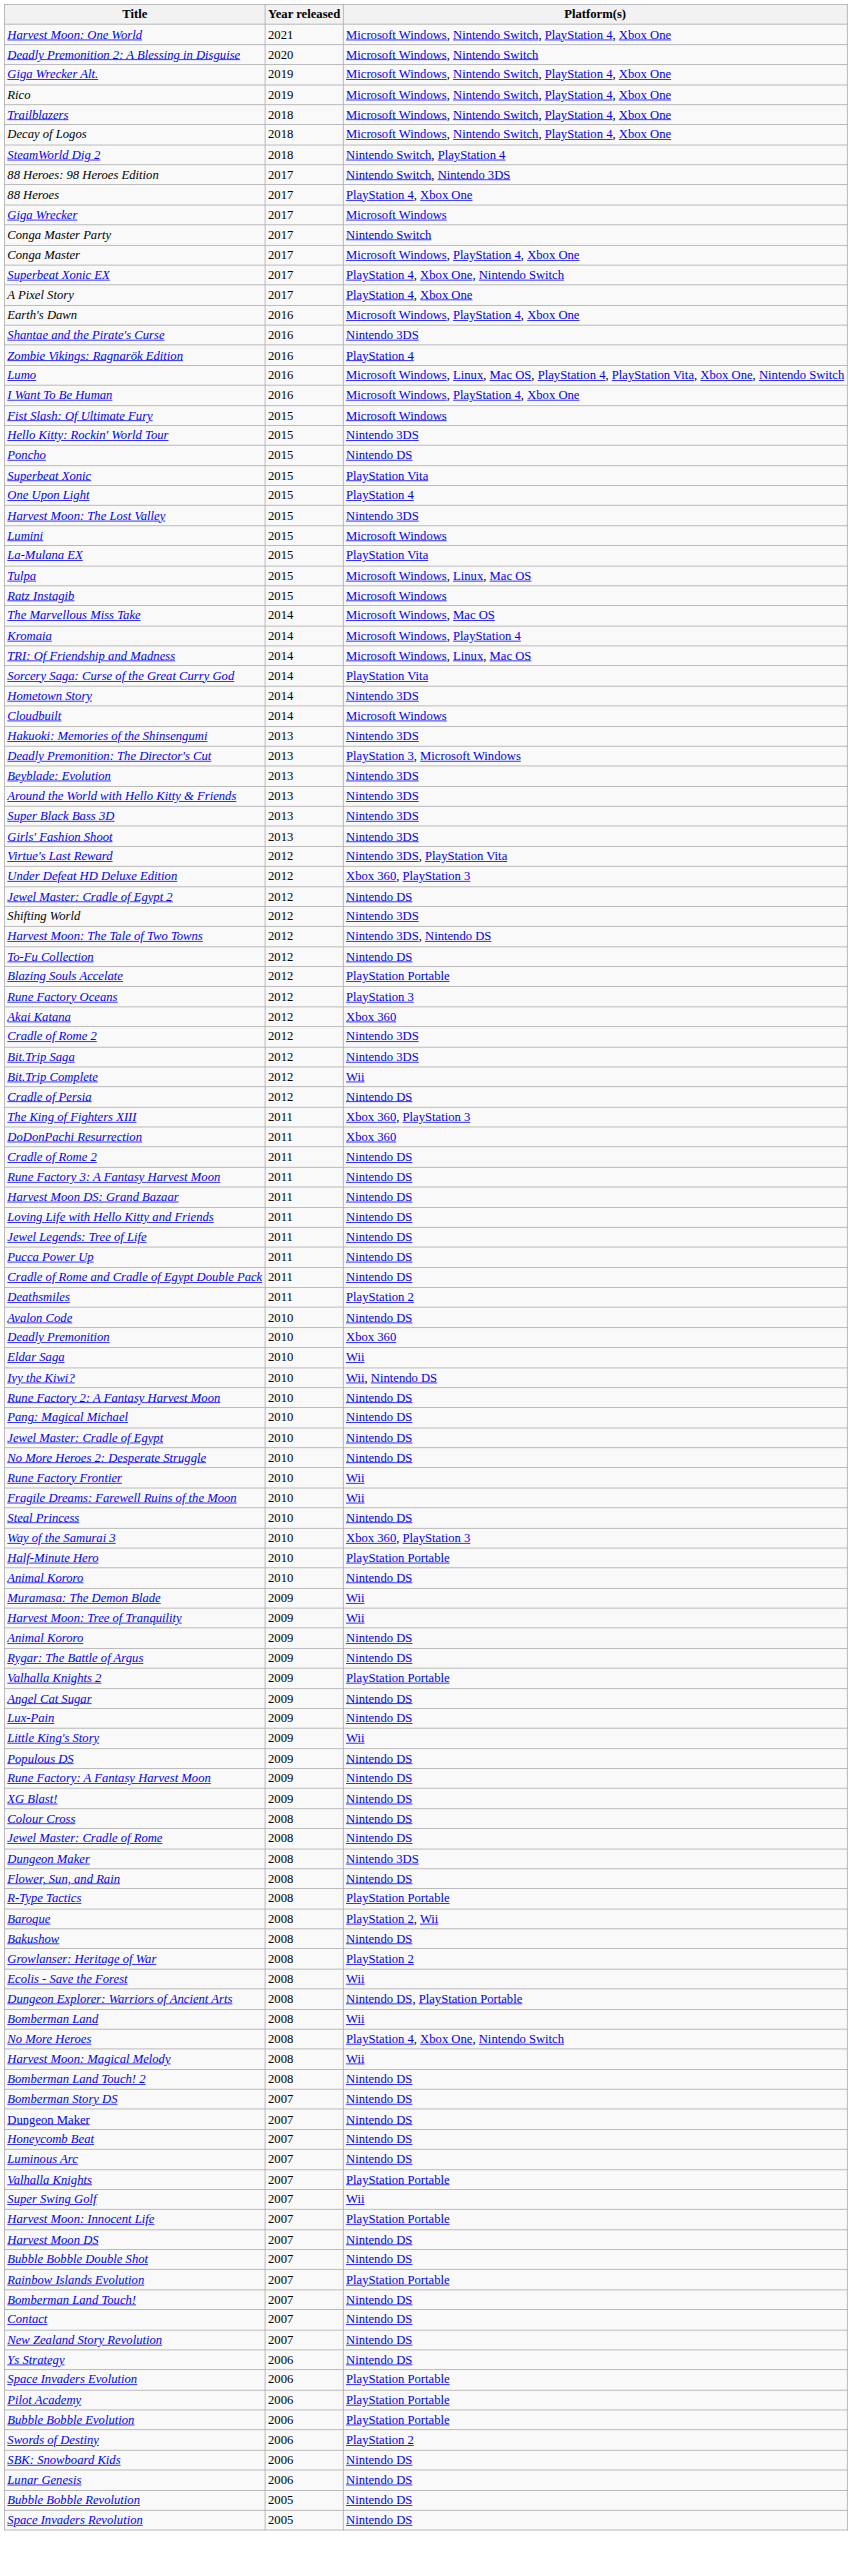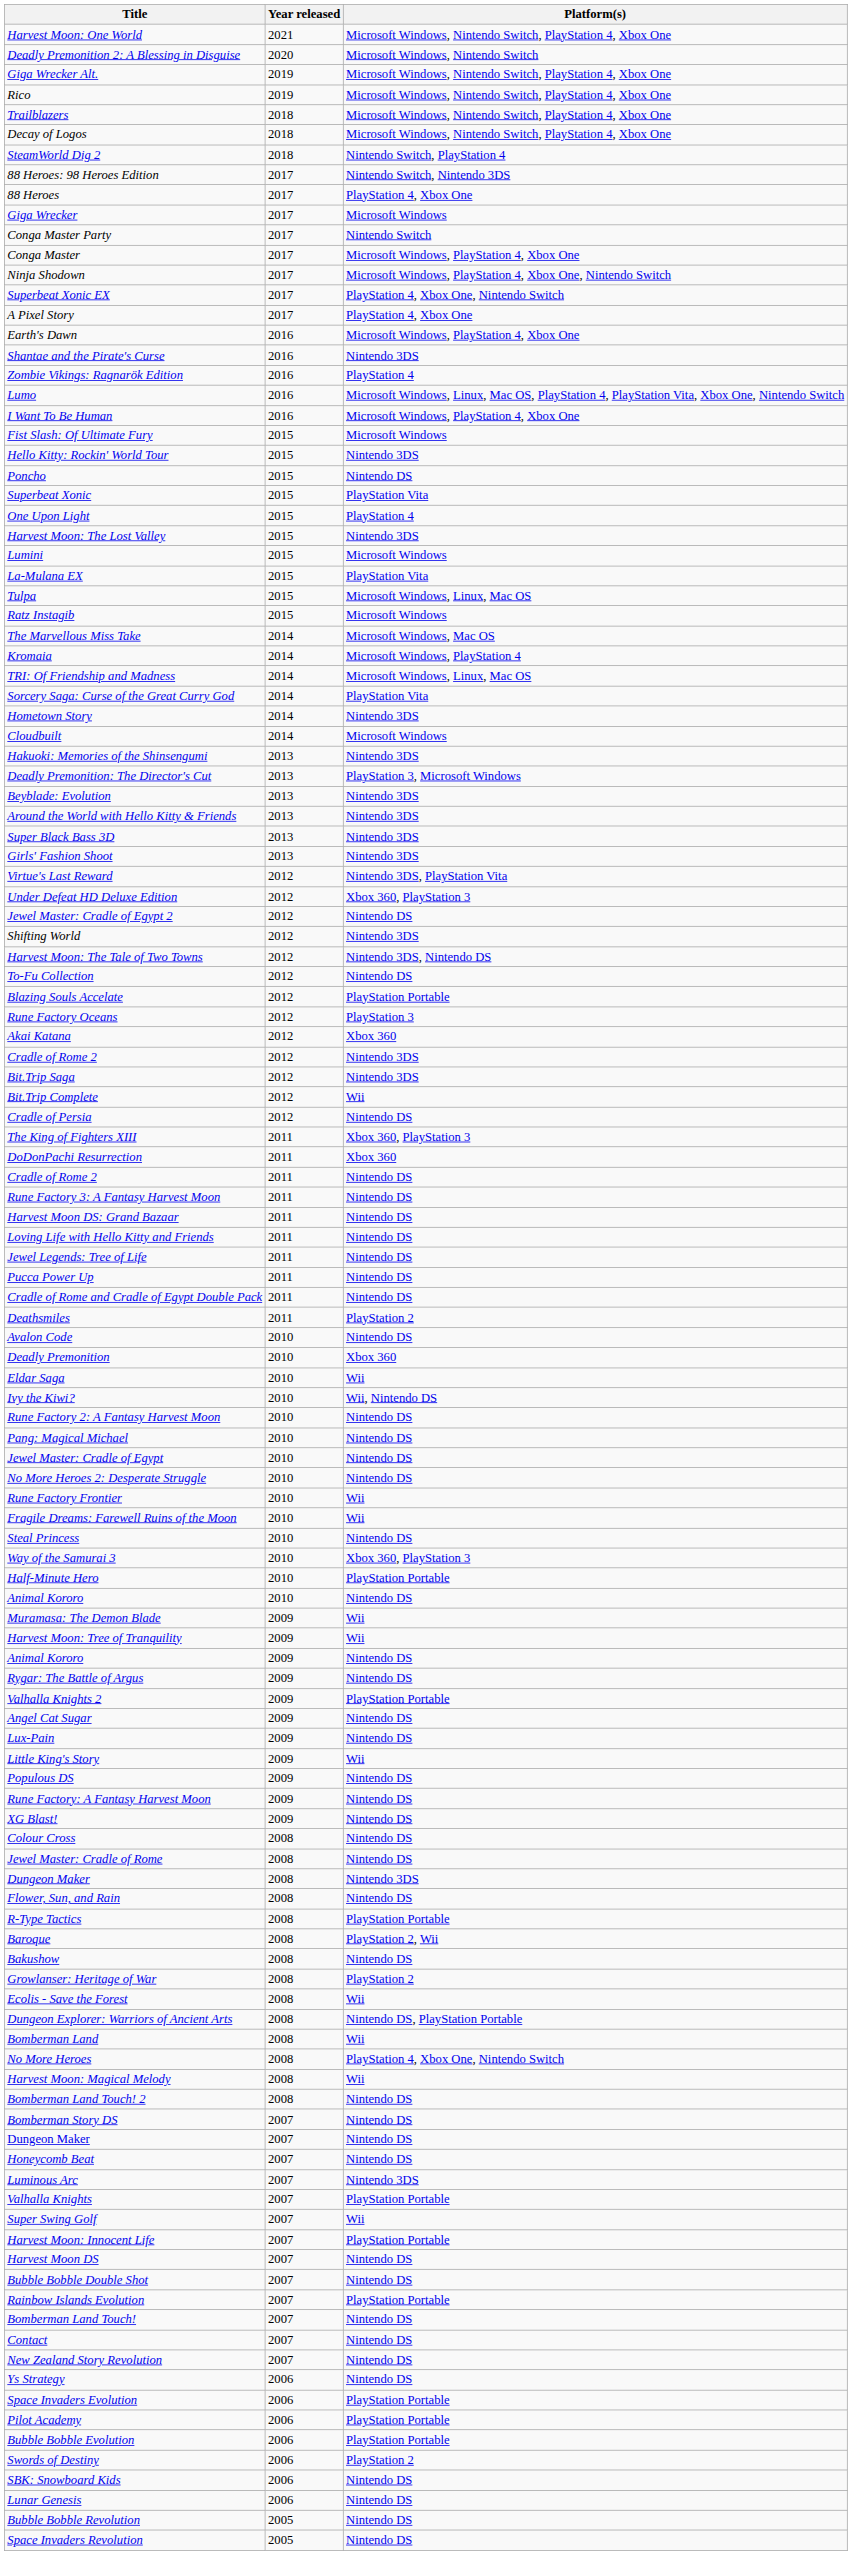+ row: (46, 275)
(379, 2159) Nintendo DS -> (382, 2179) Nintendo 3DS
